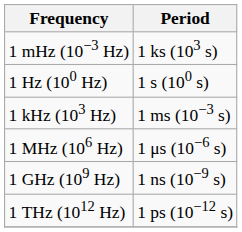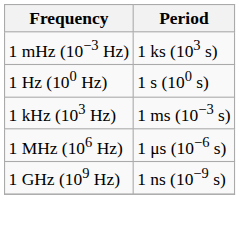- row: (67, 210)
